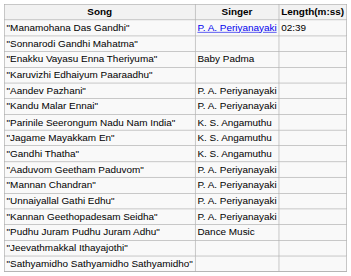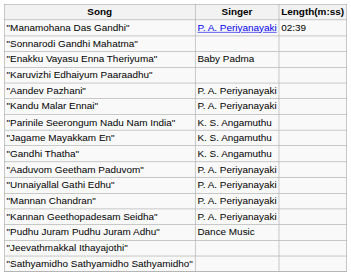rows swapped: (51, 185) <-> (61, 201)
